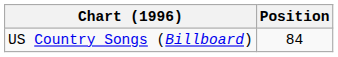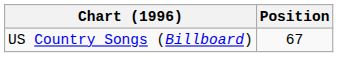(295, 40) 84 -> (295, 40) 67
